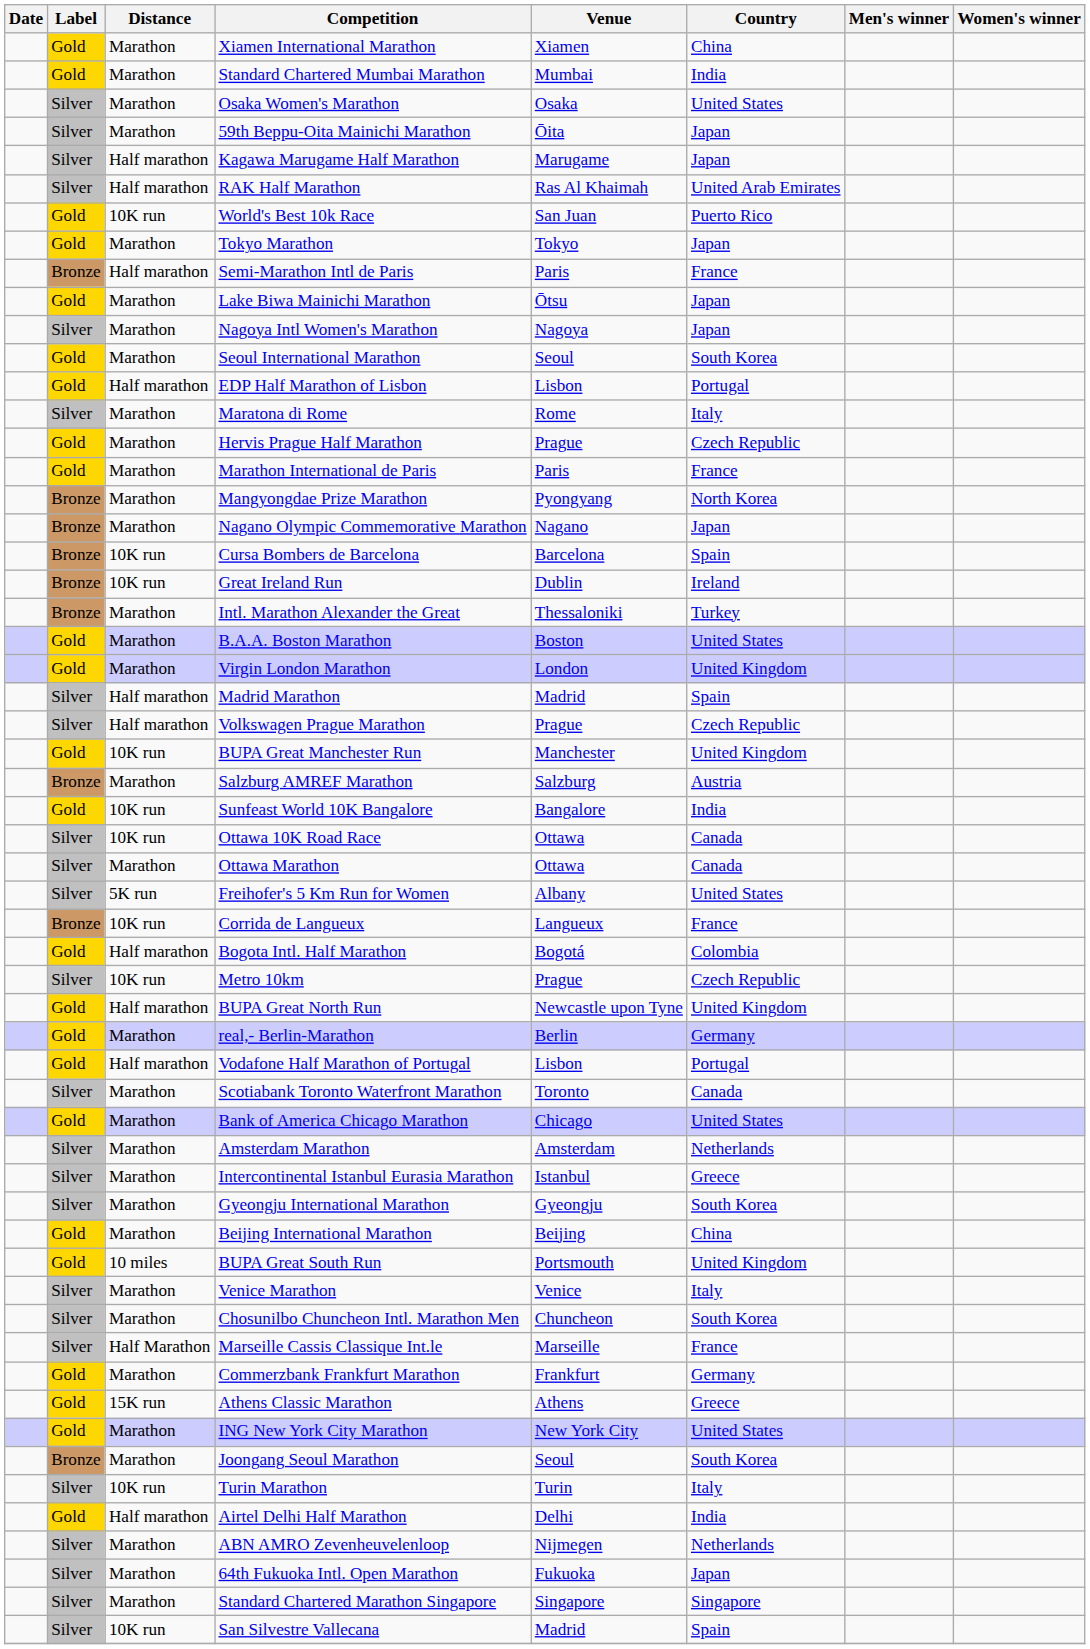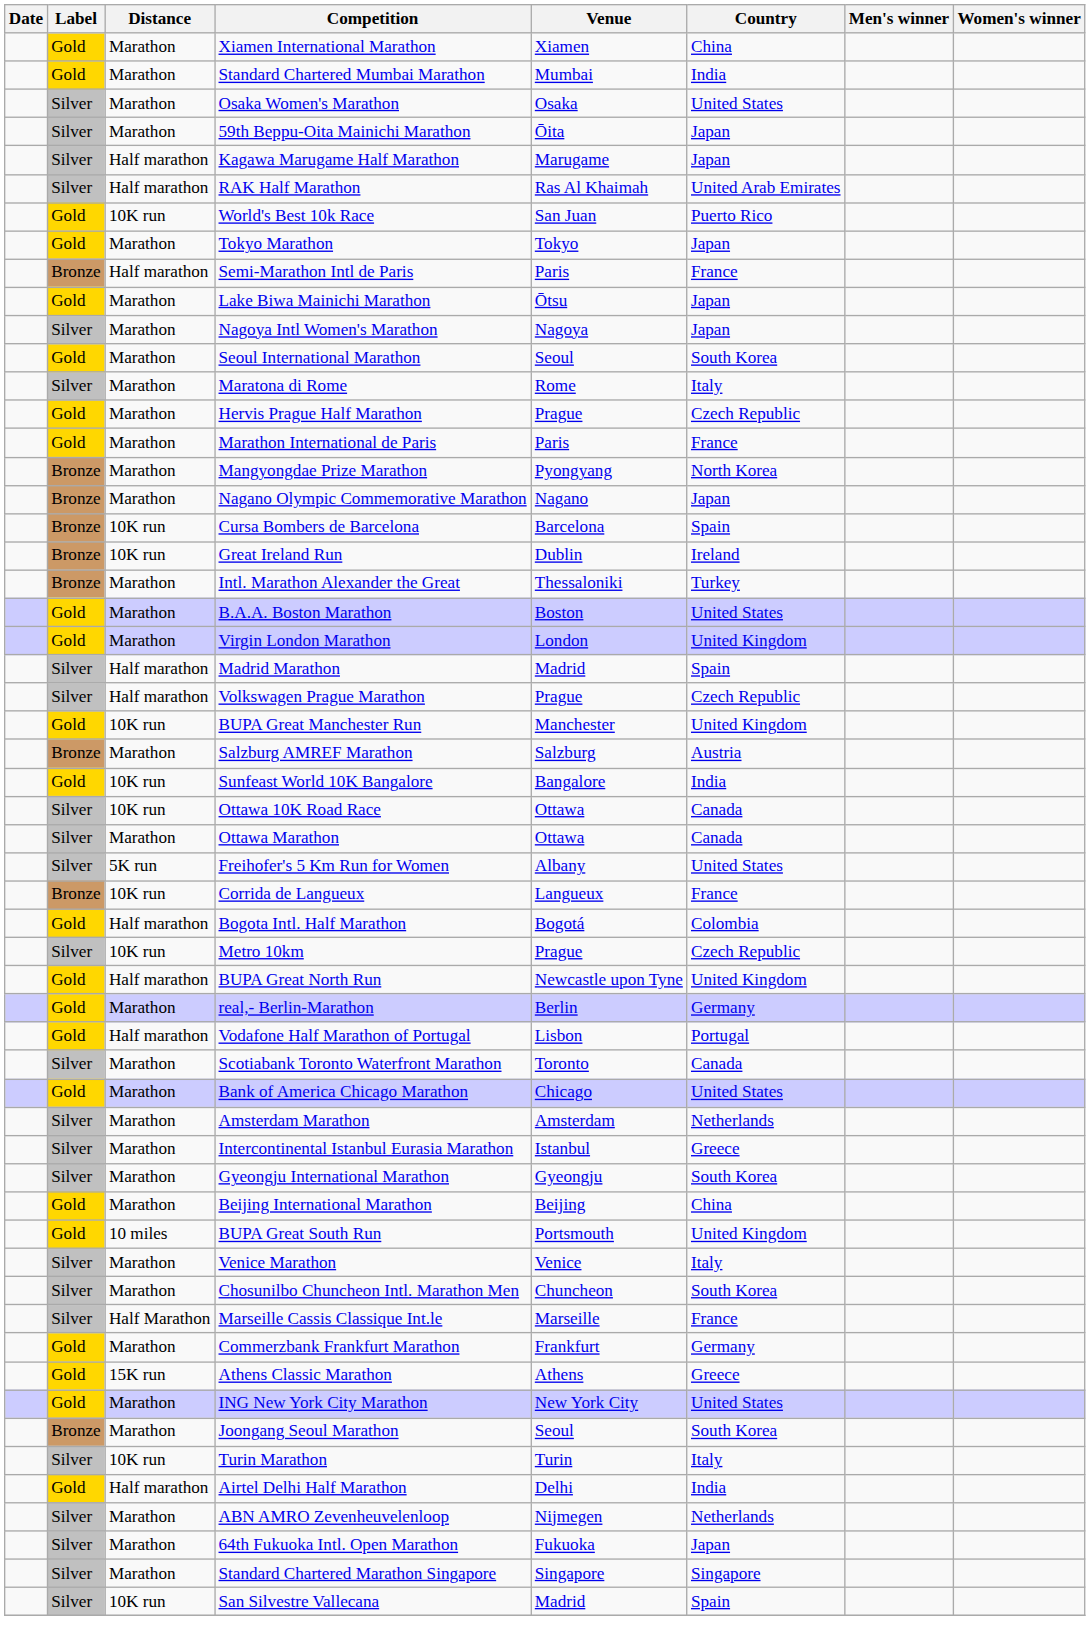- row: (323, 385)
